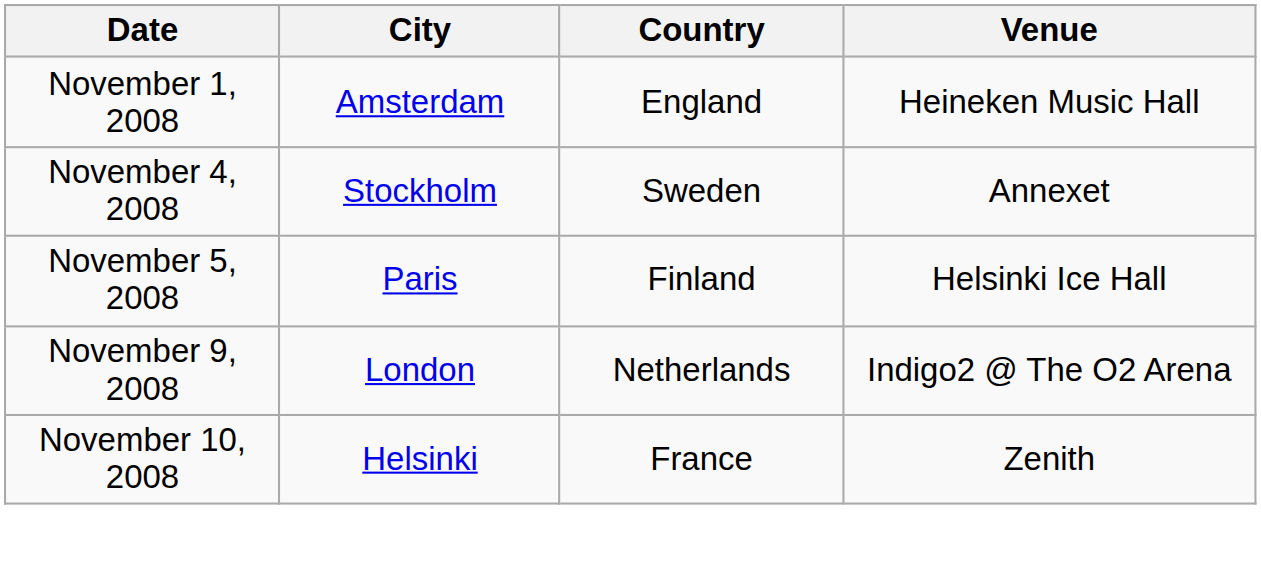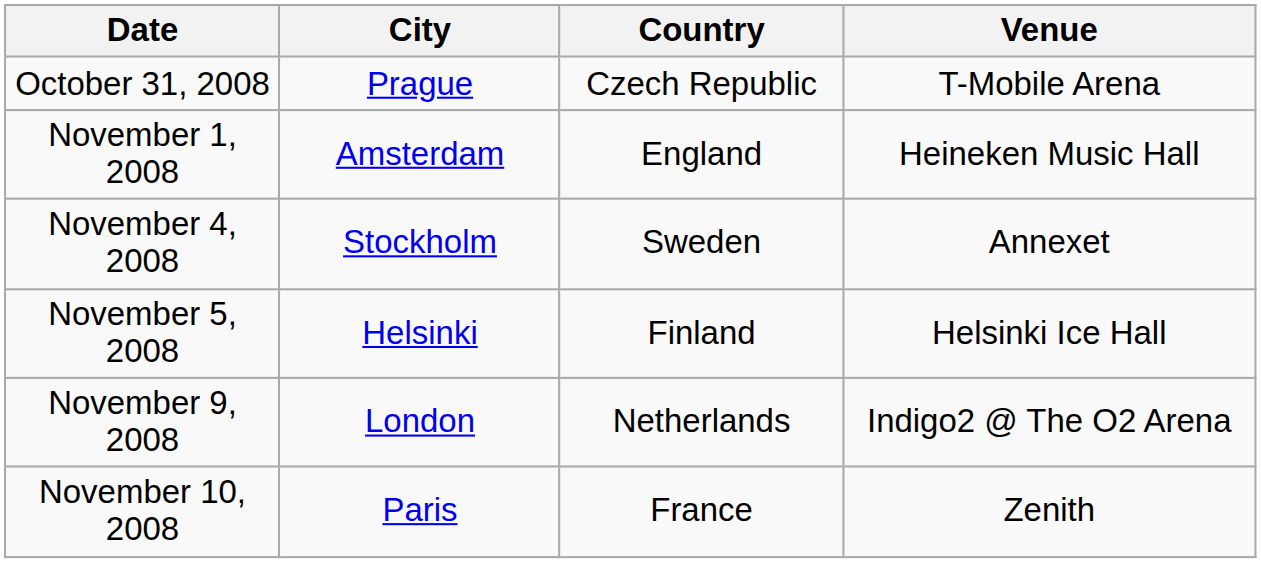+ row: (142, 82)
(420, 280) Paris -> (420, 332) Helsinki
(420, 458) Helsinki -> (420, 511) Paris
